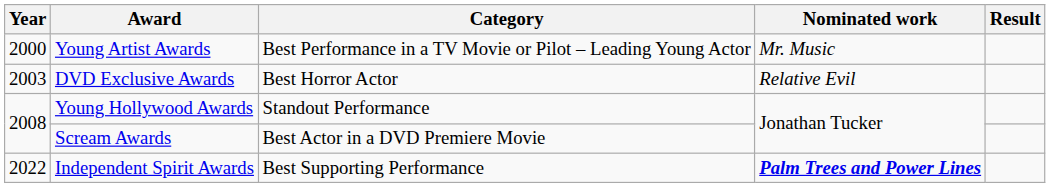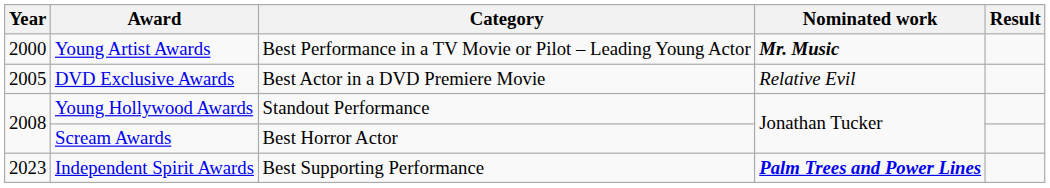(797, 49) normal -> (799, 49) bold
(28, 78) 2003 -> (28, 78) 2005
(330, 78) Best Horror Actor -> (404, 78) Best Actor in a DVD Premiere Movie
(404, 138) Best Actor in a DVD Premiere Movie -> (330, 138) Best Horror Actor
(28, 167) 2022 -> (28, 167) 2023
